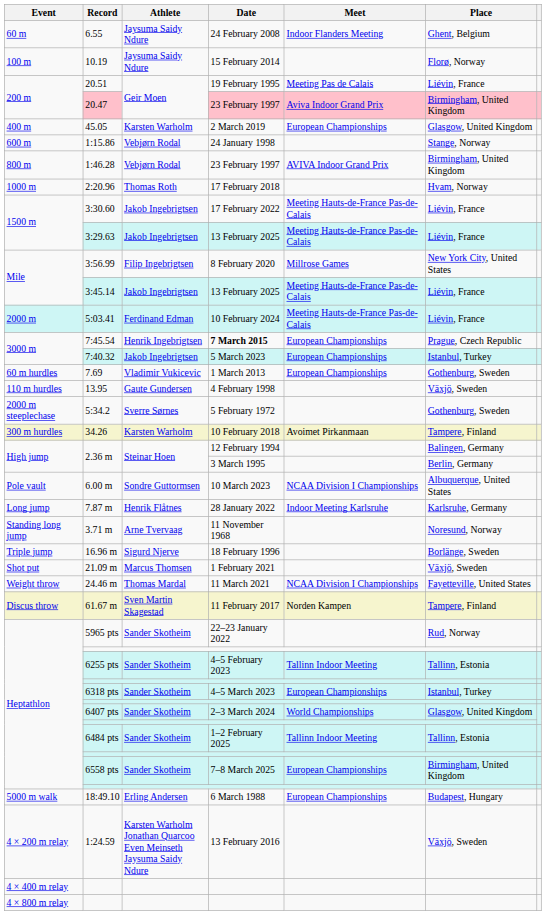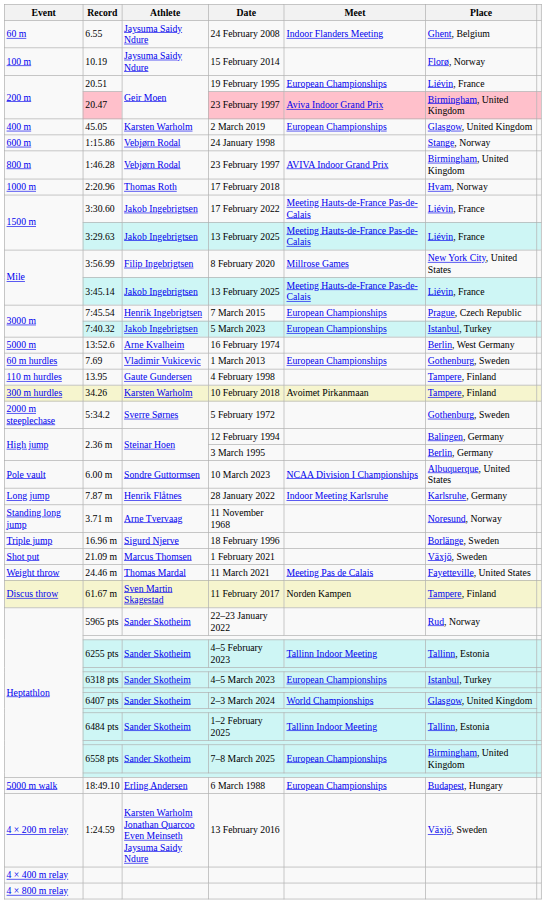(330, 83) Meeting Pas de Calais -> (337, 83) European Championships
- row: (21, 319)
(239, 340) bold -> (238, 313) normal
+ row: (21, 345)
(458, 389) Växjö, Sweden -> (462, 377) Tampere, Finland
rows swapped: (34, 432) <-> (31, 410)
(352, 584) NCAA Division I Championships -> (330, 572) Meeting Pas de Calais
